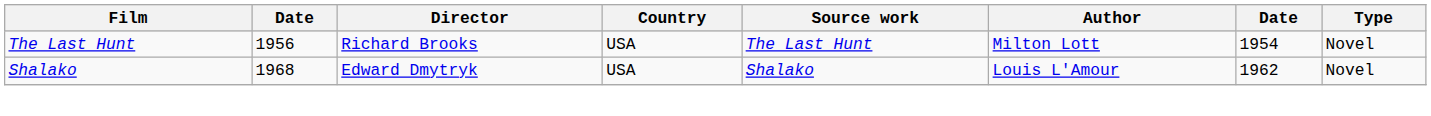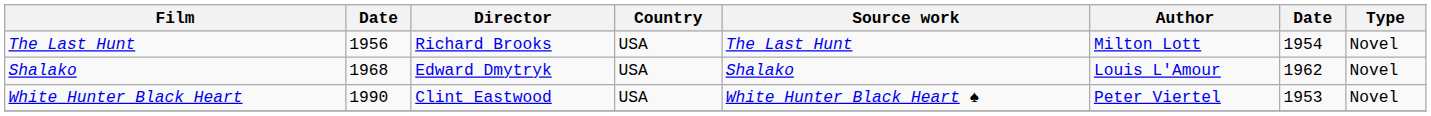+ row: (126, 97)
